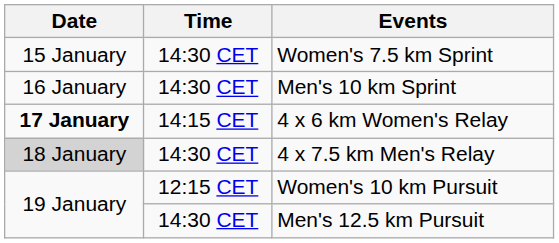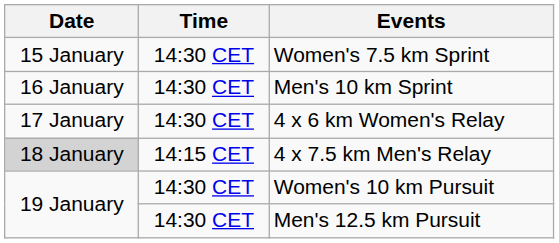(74, 120) bold -> (72, 120) normal
(208, 120) 14:15 CET -> (204, 120) 14:30 CET
(208, 154) 14:30 CET -> (204, 154) 14:15 CET
(208, 187) 12:15 CET -> (204, 187) 14:30 CET
